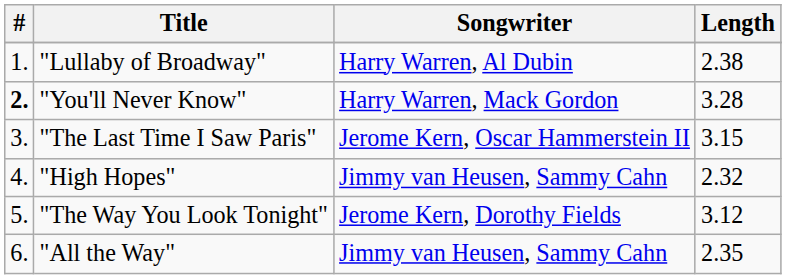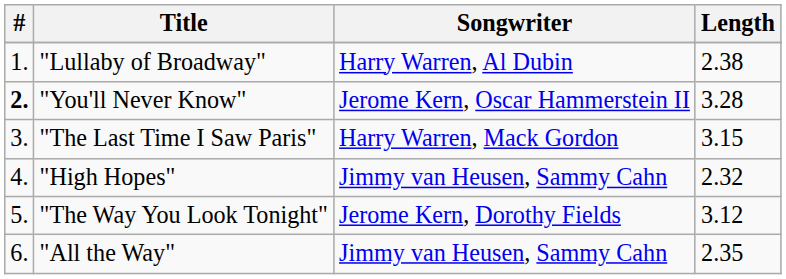(479, 100) Harry Warren, Mack Gordon -> (515, 100) Jerome Kern, Oscar Hammerstein II
(515, 138) Jerome Kern, Oscar Hammerstein II -> (479, 138) Harry Warren, Mack Gordon
